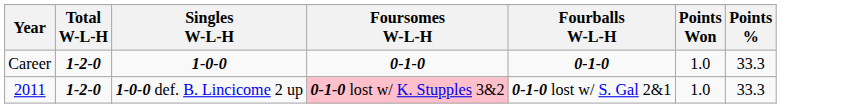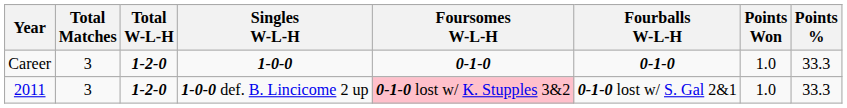+ column: (88, 27)
